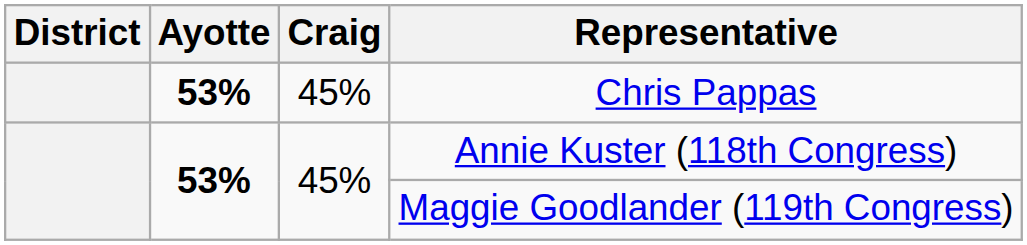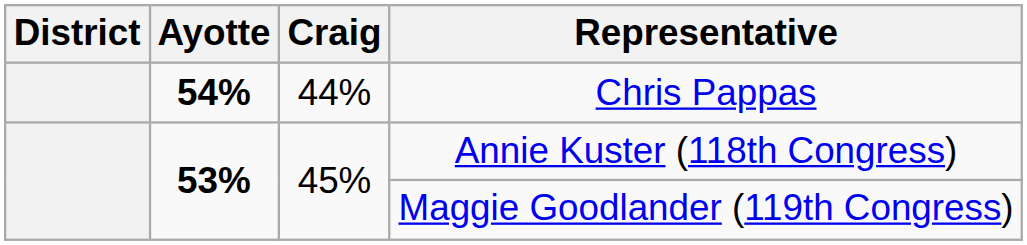(214, 92) 53% -> (214, 92) 54%
(335, 92) 45% -> (335, 92) 44%
